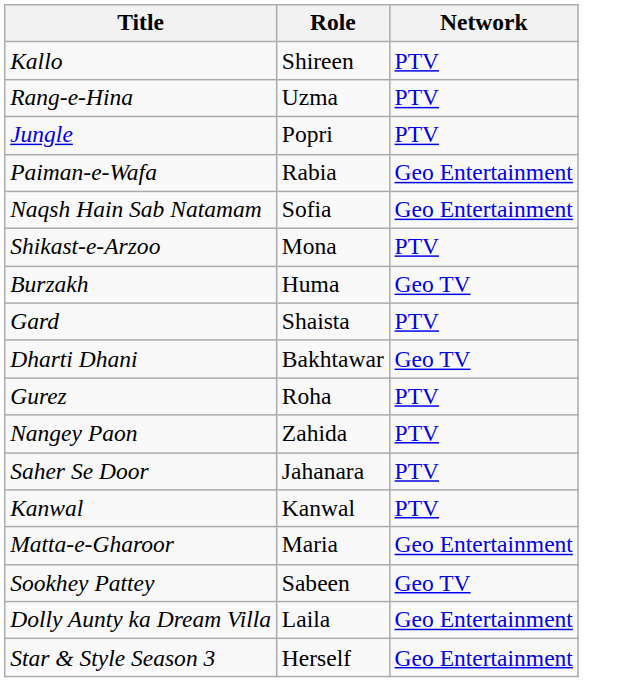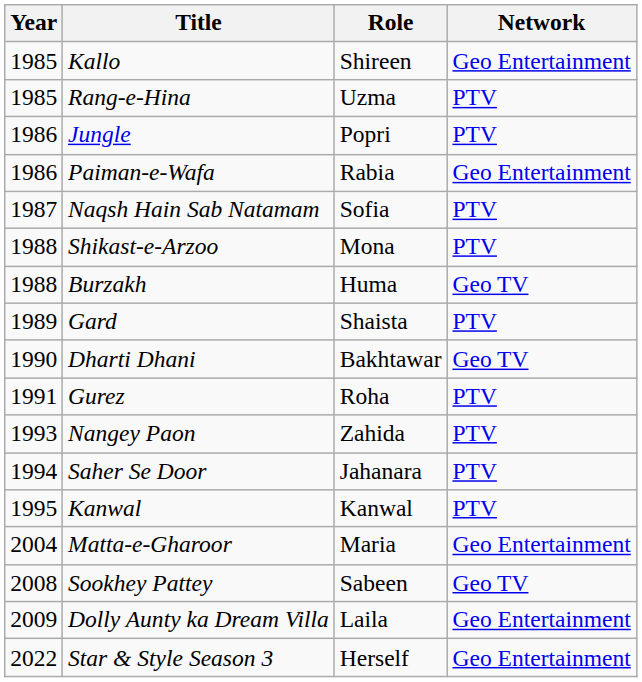+ column: (34, 23)
(417, 60) PTV -> (542, 60) Geo Entertainment
(484, 209) Geo Entertainment -> (475, 209) PTV
